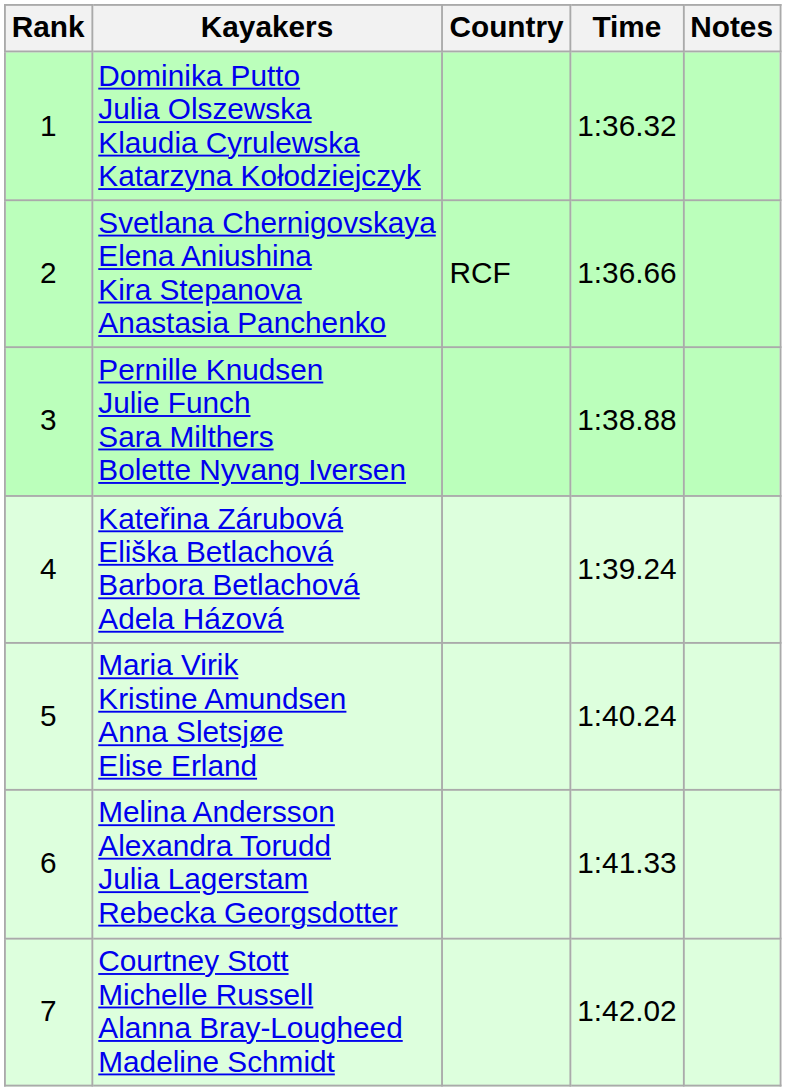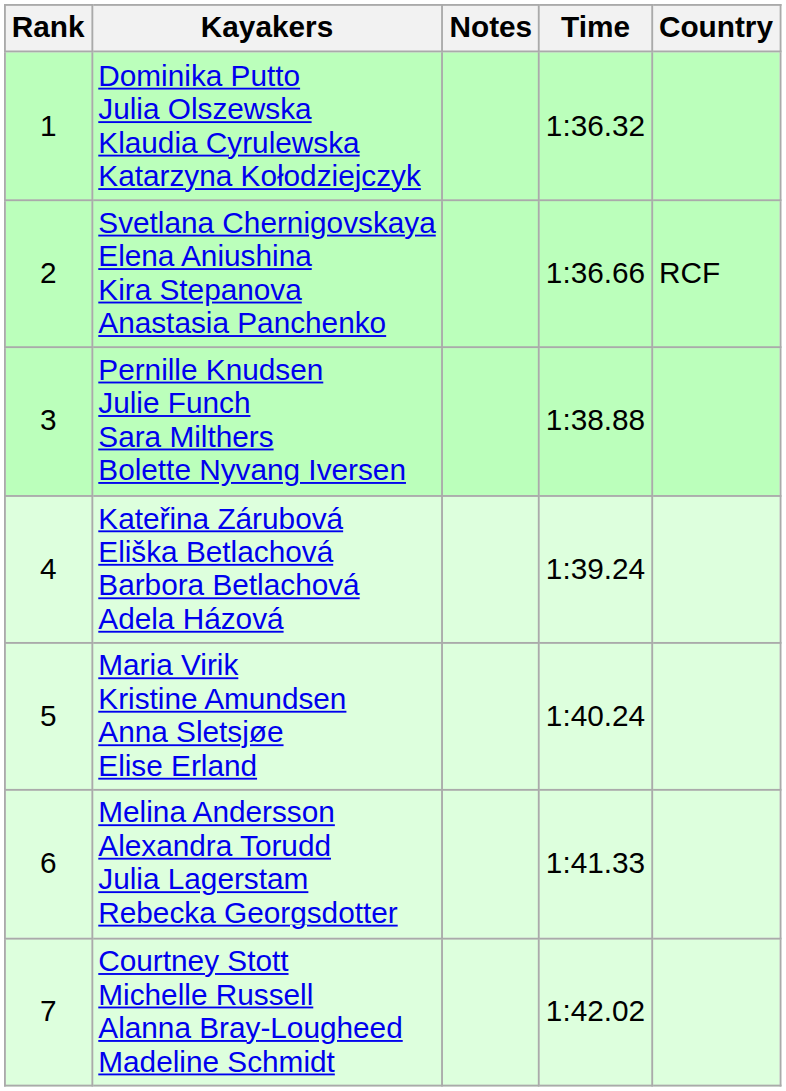columns swapped: (507, 28) <-> (732, 28)
